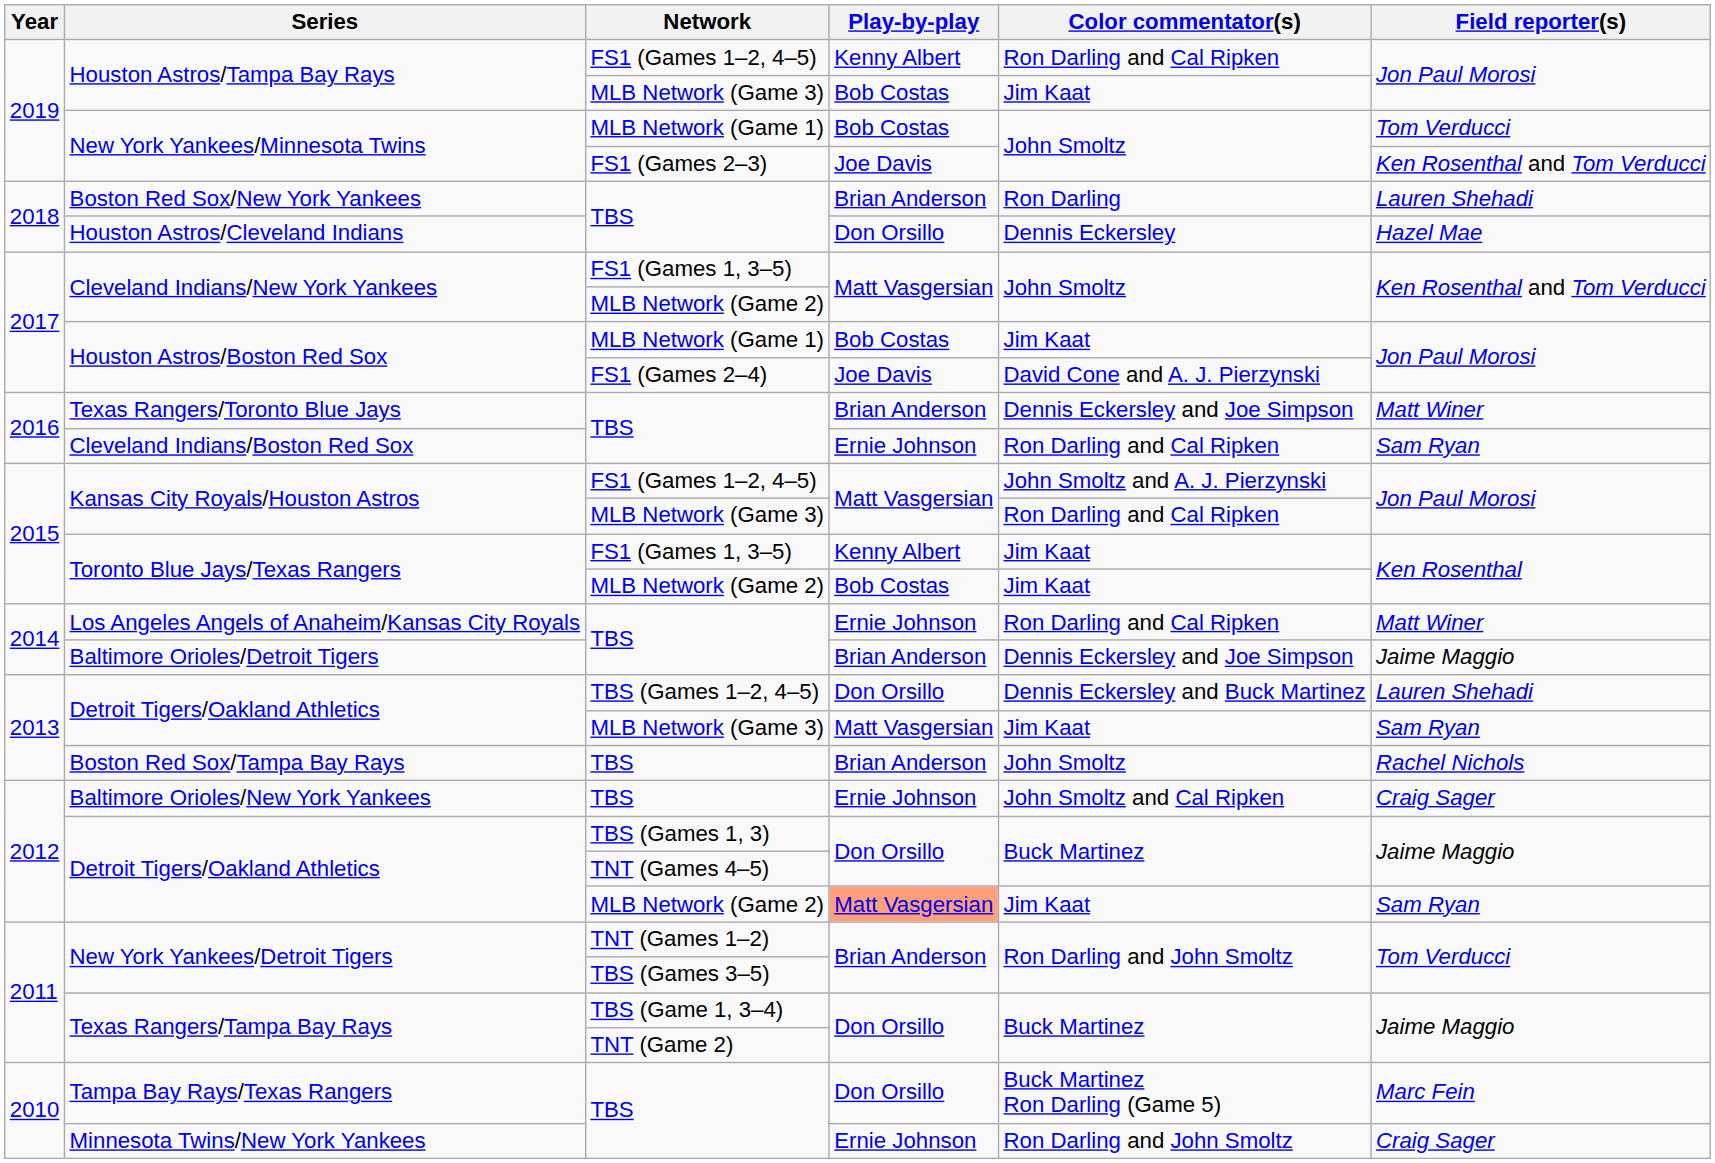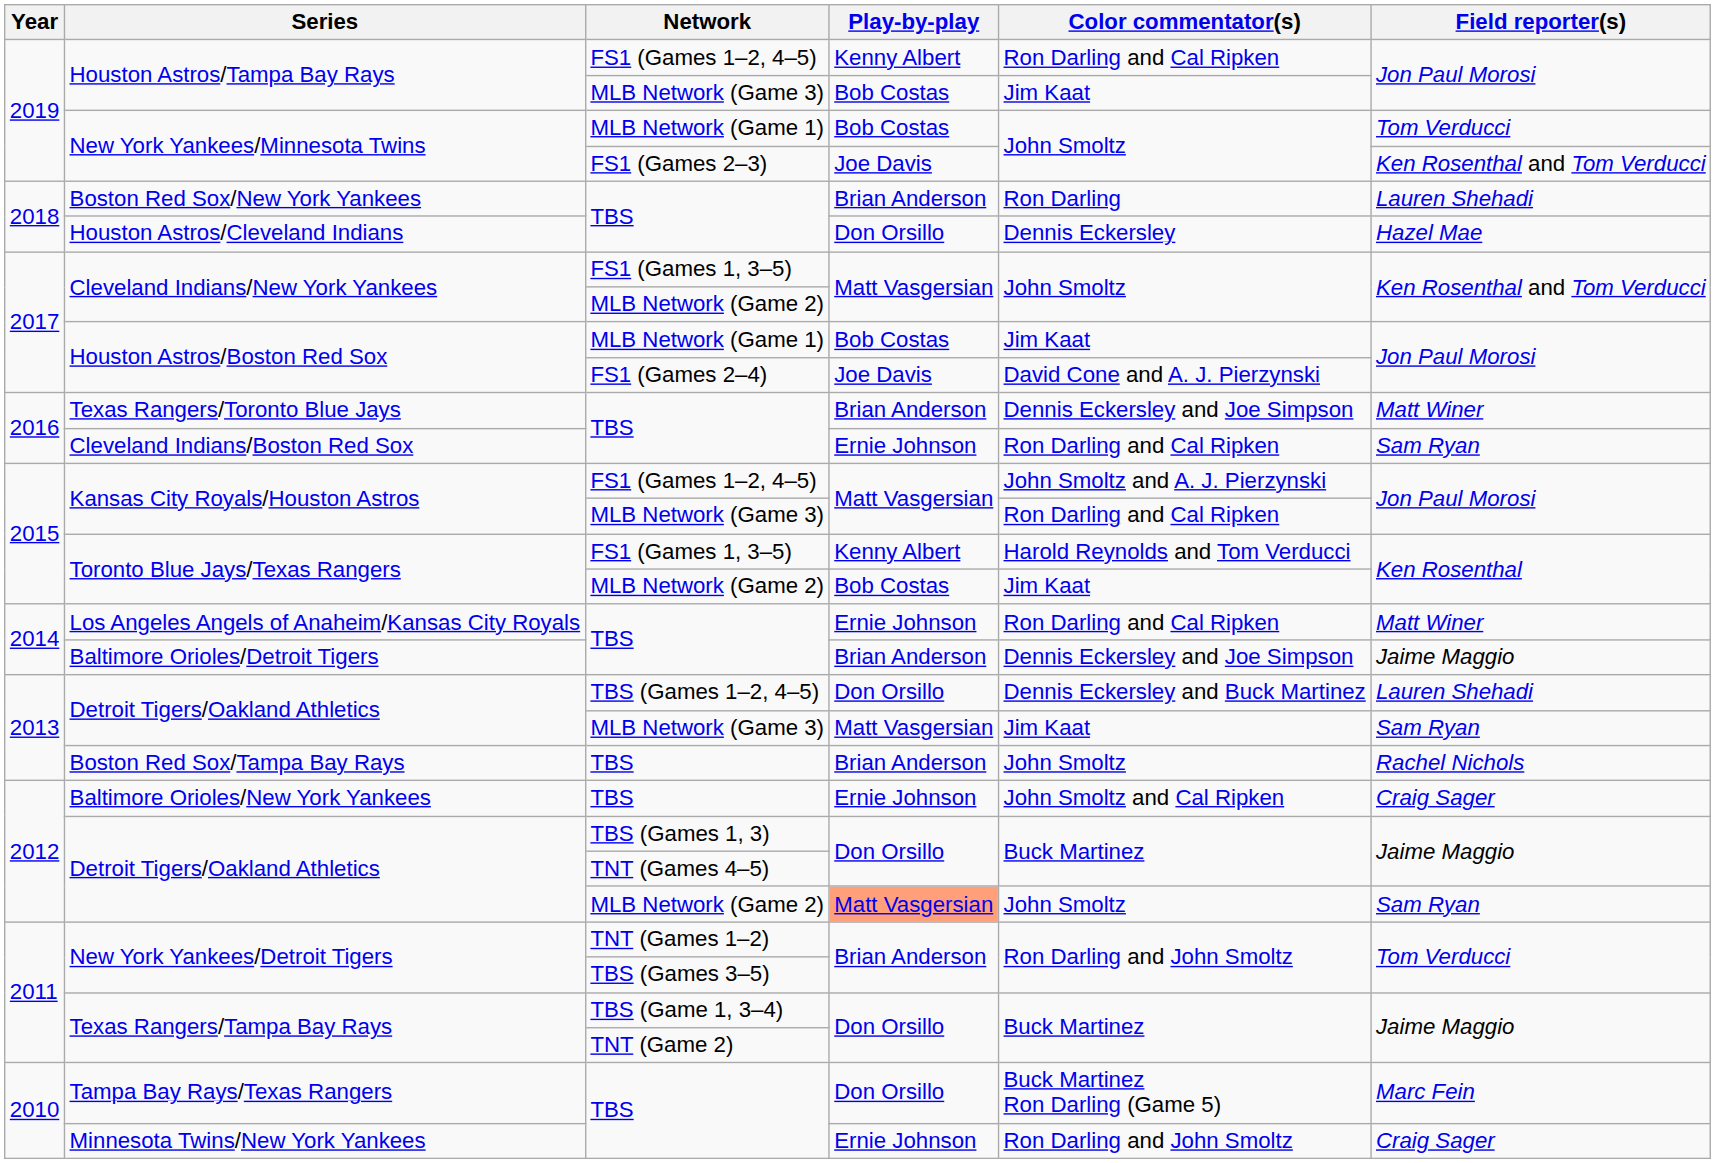(1047, 551) Jim Kaat -> (1177, 551) Harold Reynolds and Tom Verducci
(1047, 903) Jim Kaat -> (1065, 903) John Smoltz
